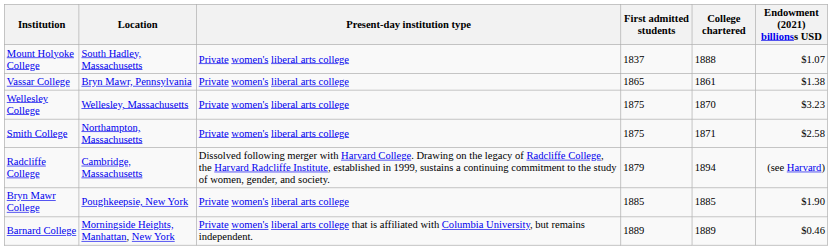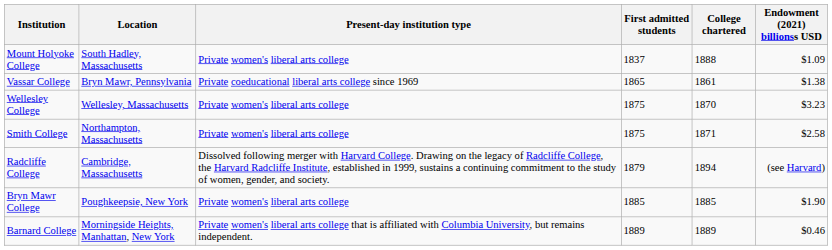(813, 59) $1.07 -> (813, 59) $1.09
(274, 82) Private women's liberal arts college -> (308, 82) Private coeducational liberal arts college since 1969
